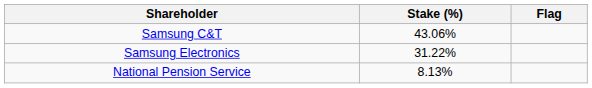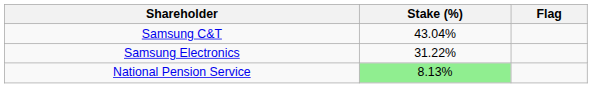(435, 33) 43.06% -> (435, 33) 43.04%
(435, 72) no background -> (435, 72) lightgreen background
